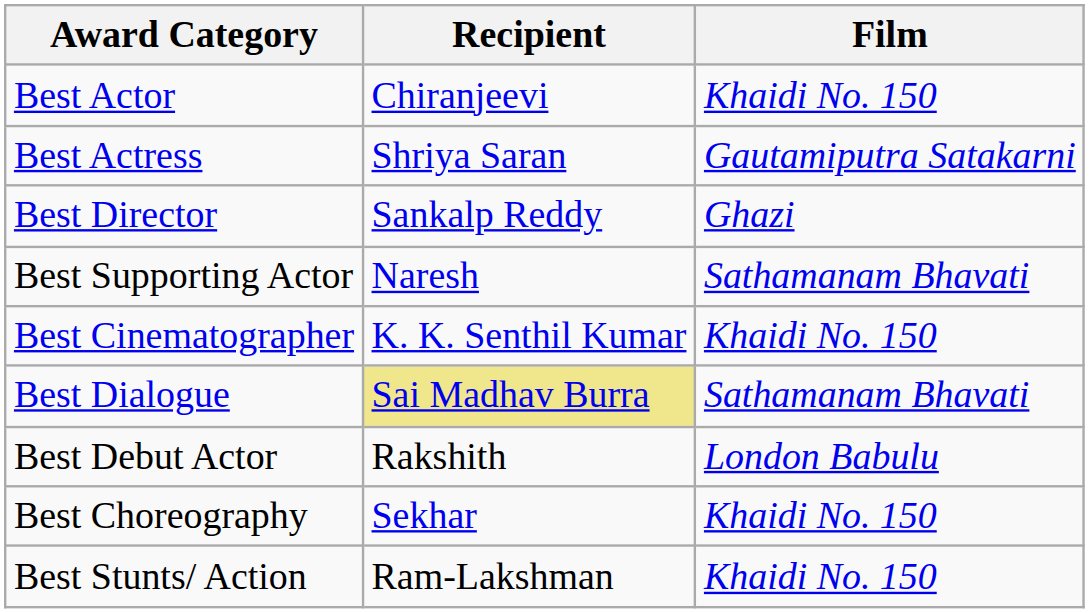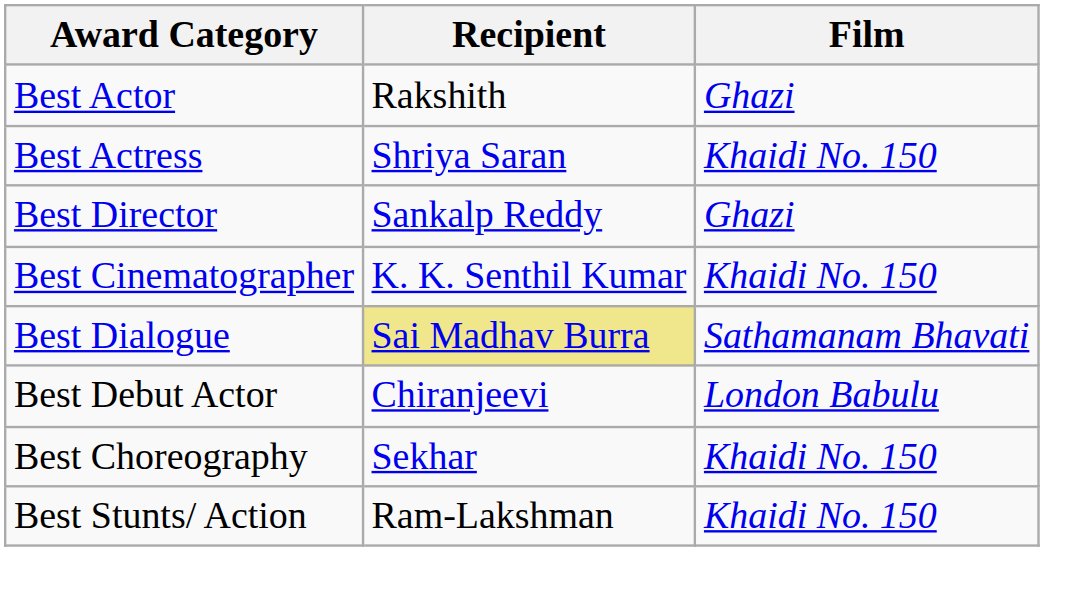(460, 94) Chiranjeevi -> (439, 94) Rakshith
(820, 94) Khaidi No. 150 -> (749, 94) Ghazi
(890, 154) Gautamiputra Satakarni -> (820, 154) Khaidi No. 150
- row: (184, 275)
(439, 455) Rakshith -> (460, 395) Chiranjeevi
